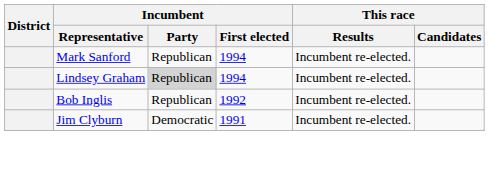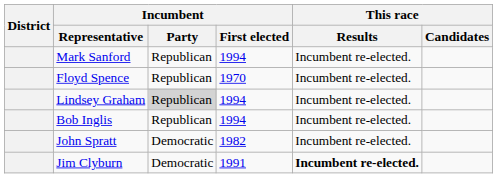+ row: (93, 78)
(233, 99) 1992 -> (233, 120) 1994
+ row: (86, 141)
(353, 120) normal -> (357, 162) bold
